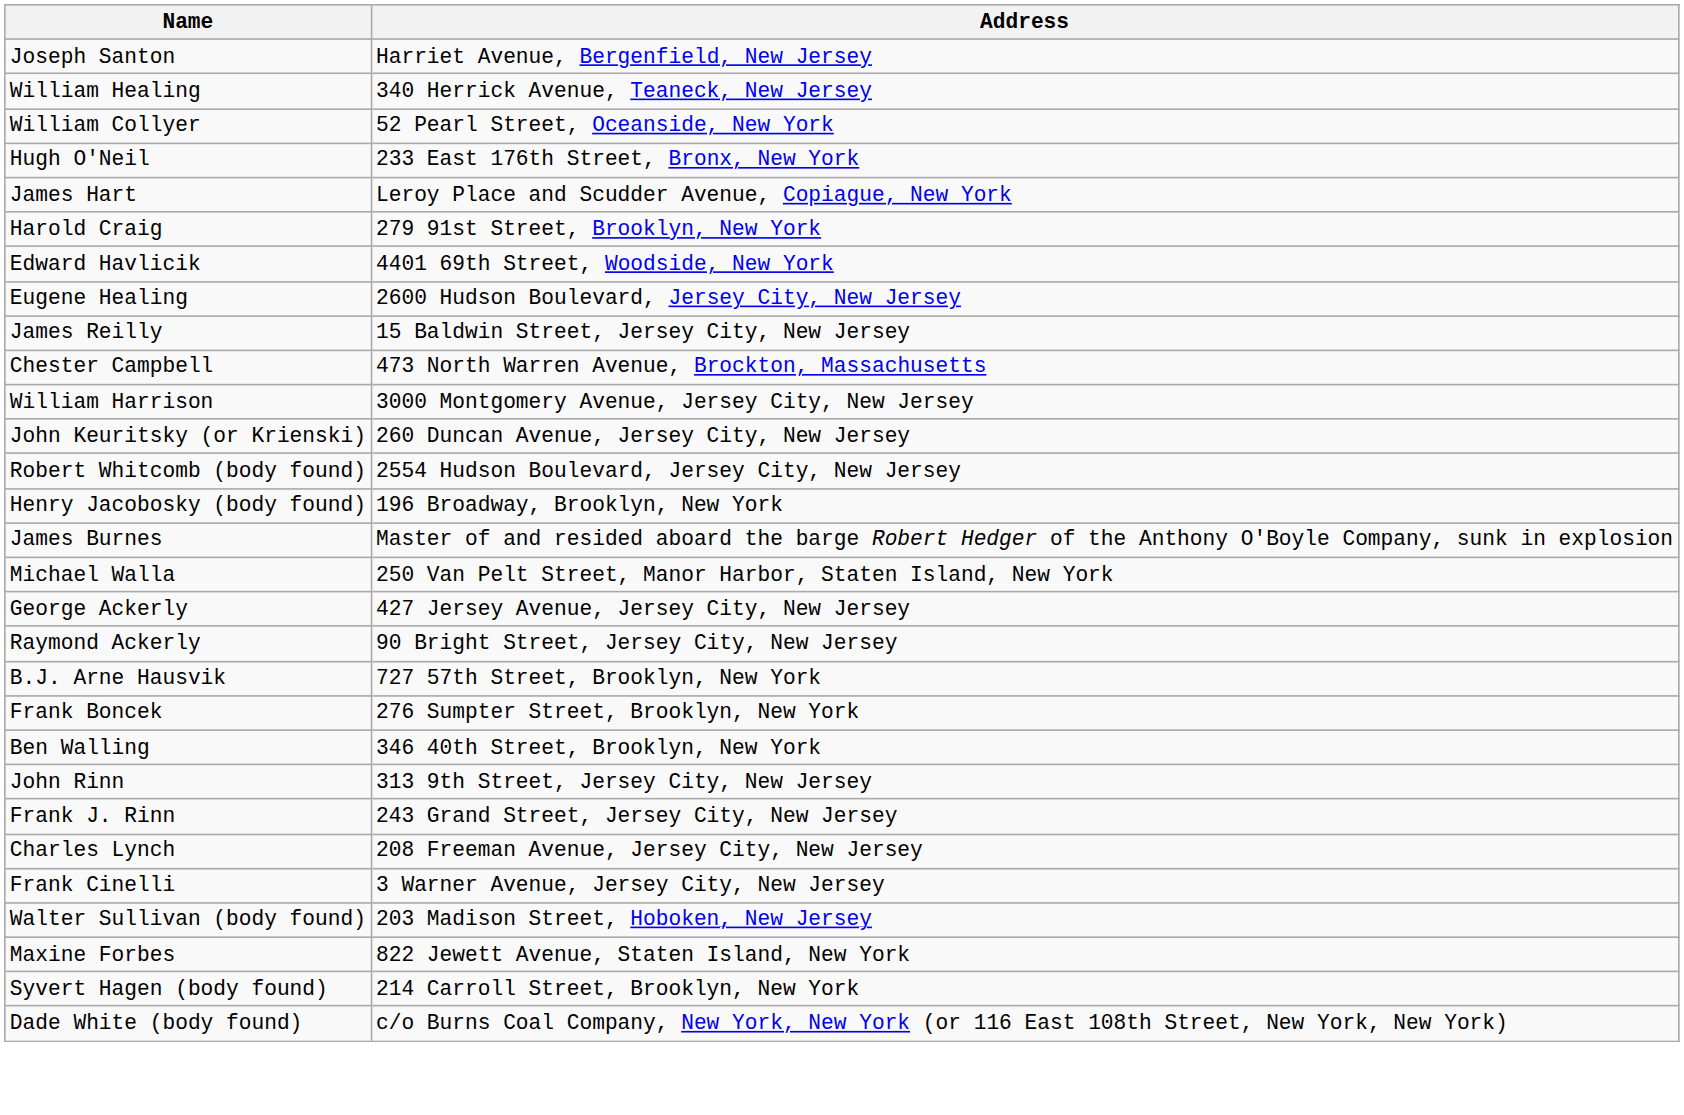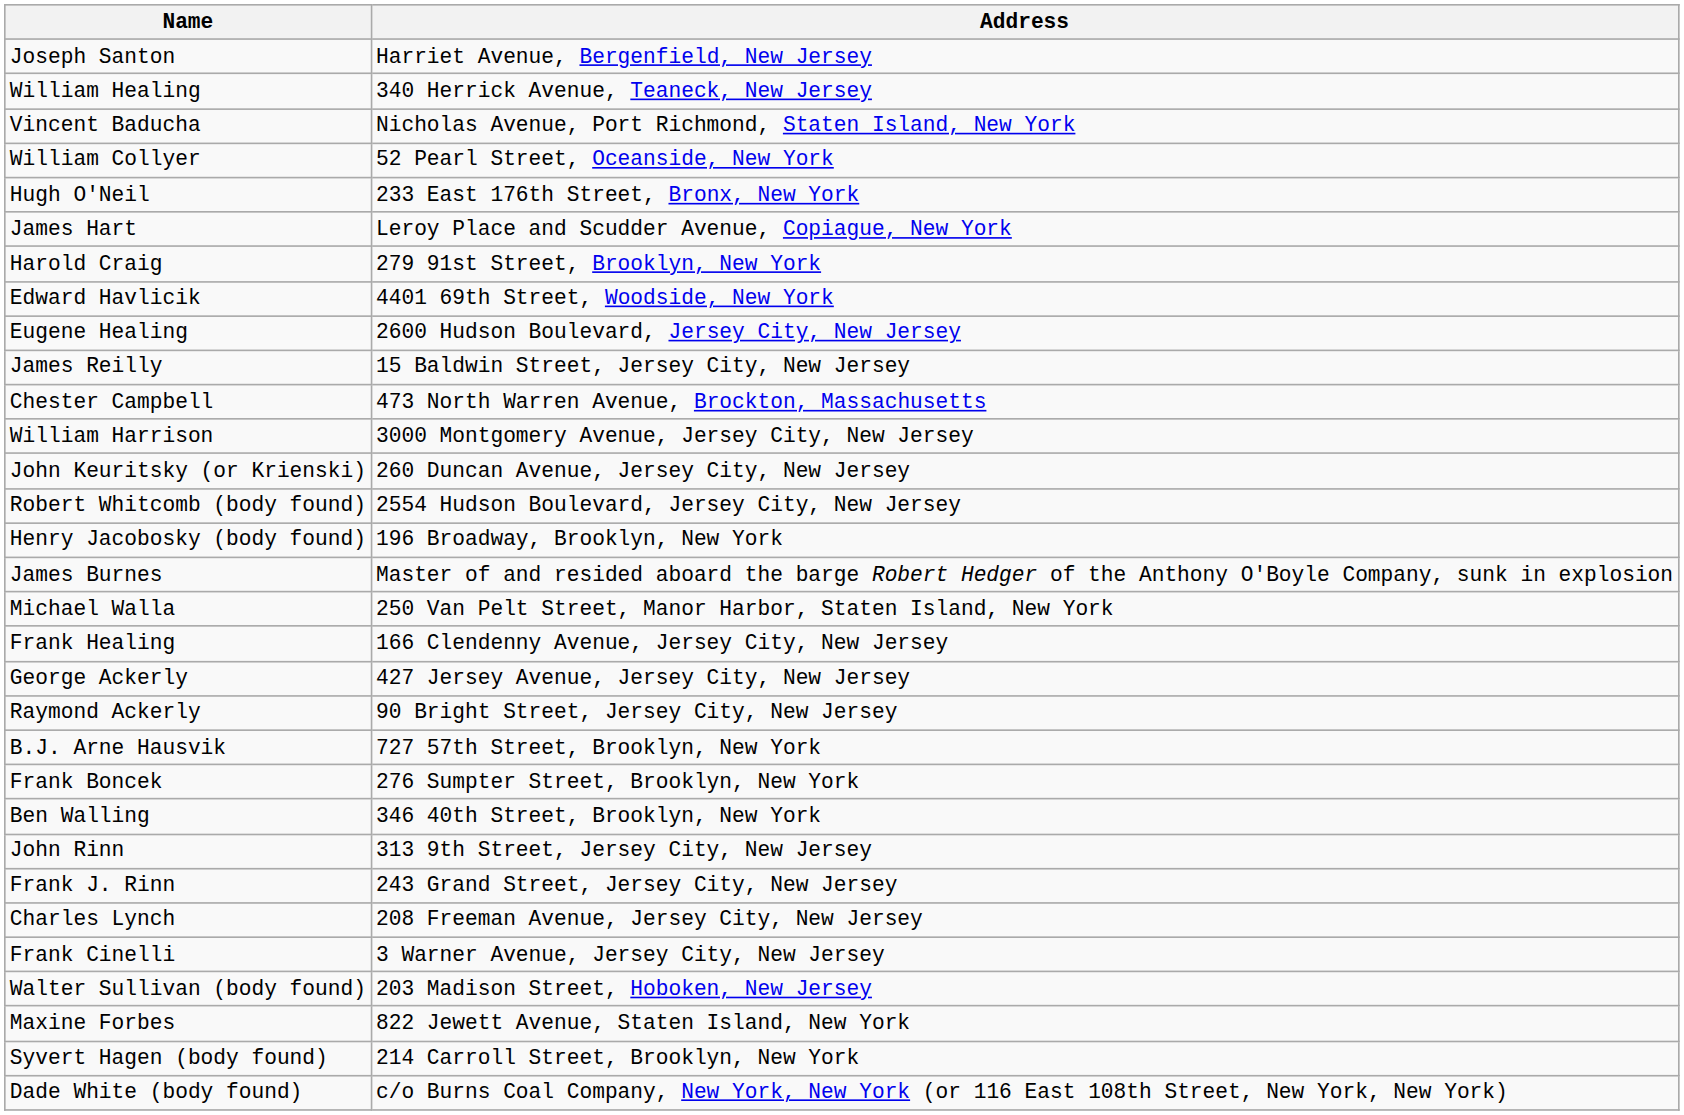+ row: (105, 126)
+ row: (93, 644)
